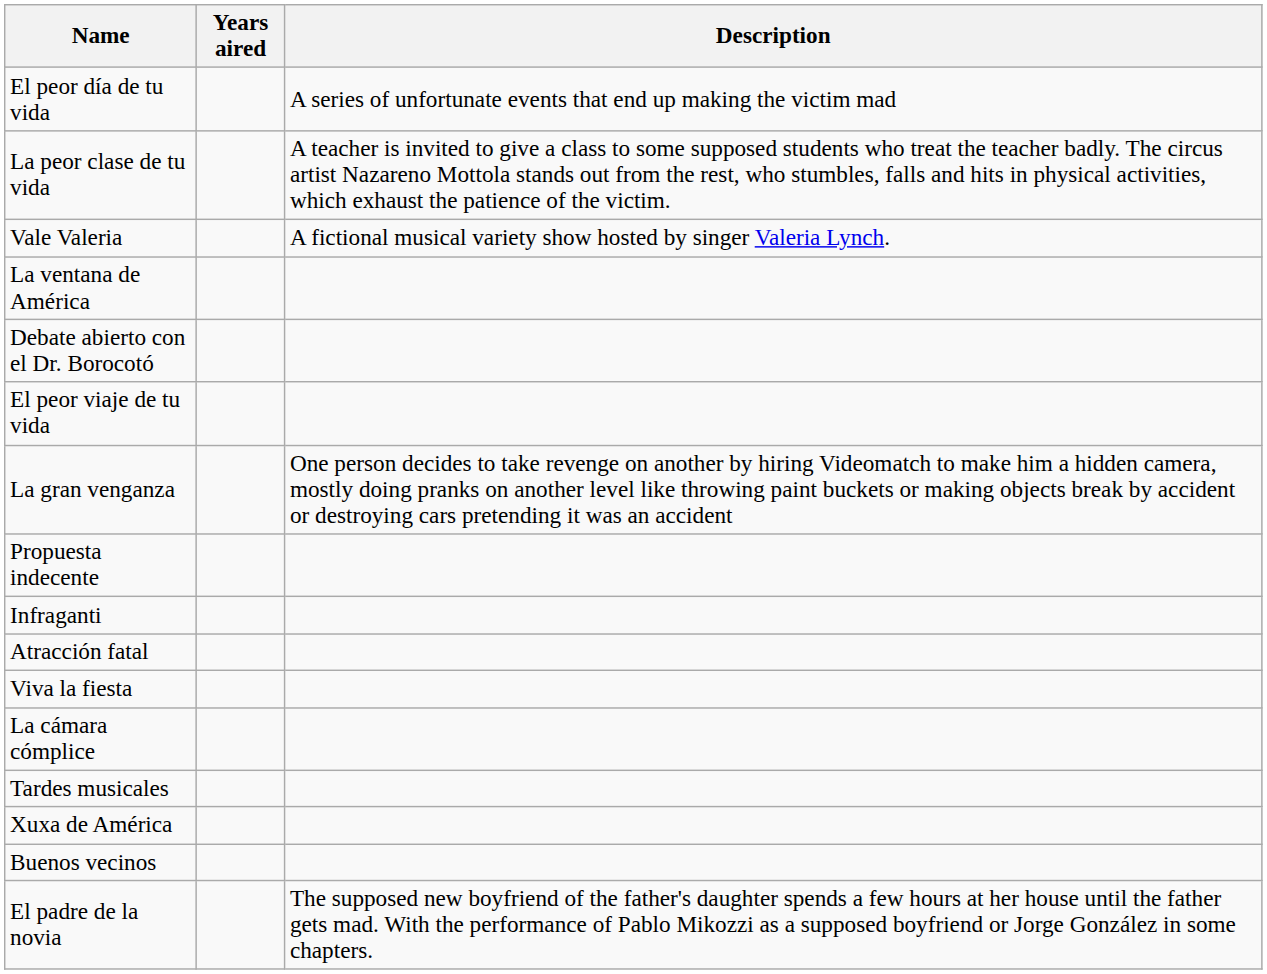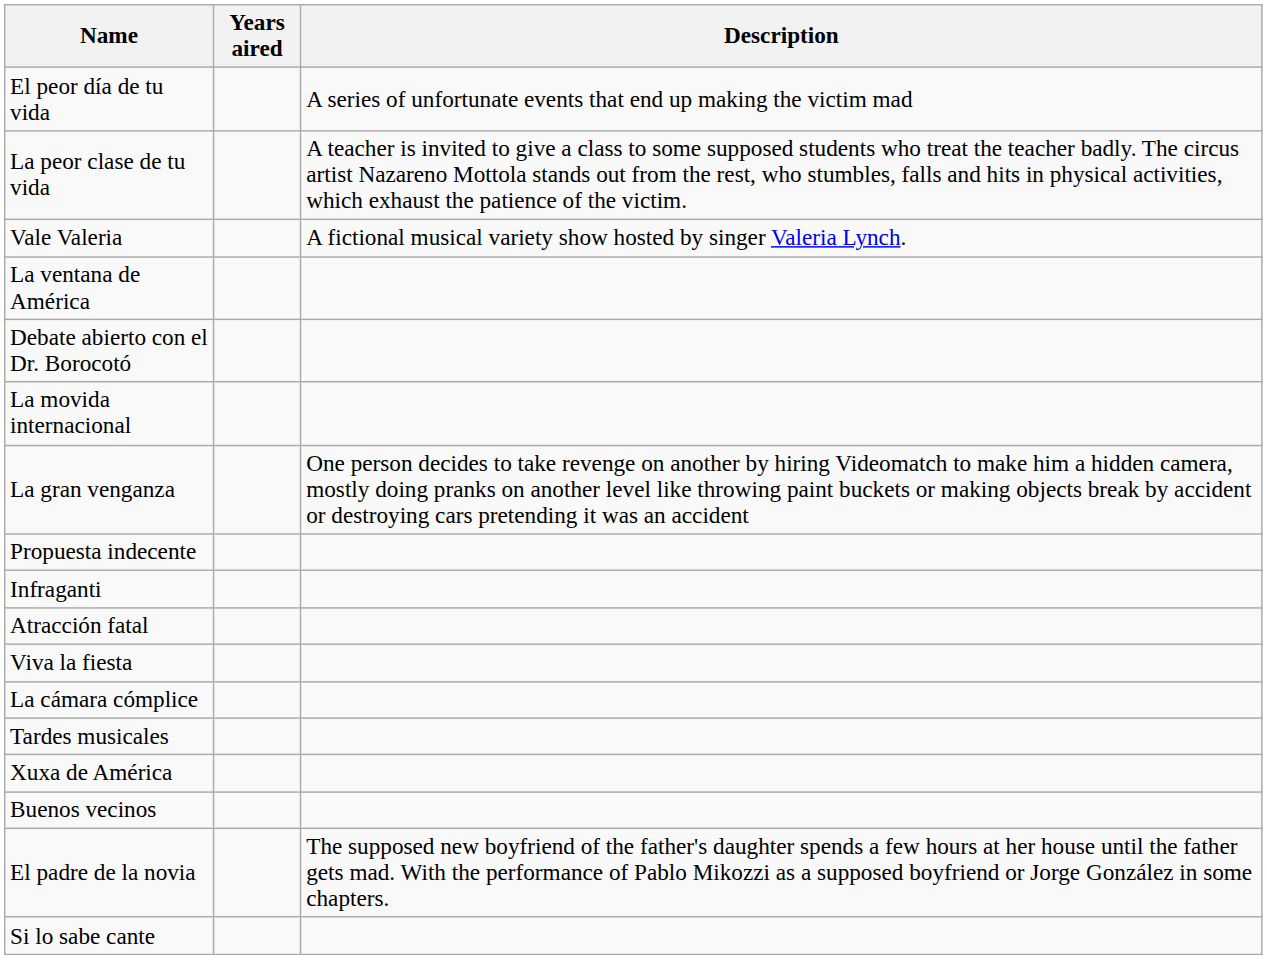+ row: (71, 413)
- row: (95, 413)
+ row: (83, 935)
